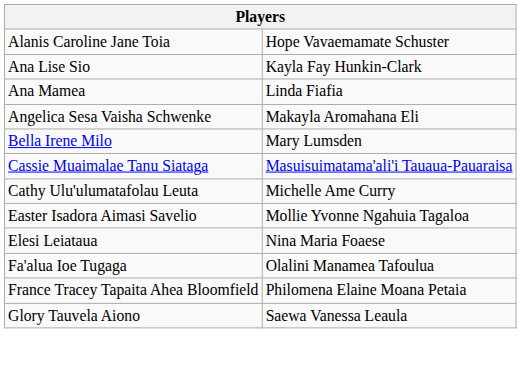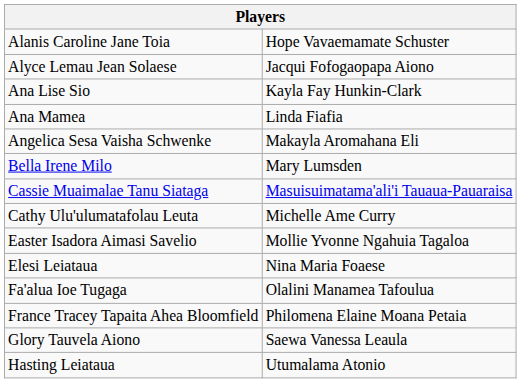+ row: (92, 66)
+ row: (61, 365)
